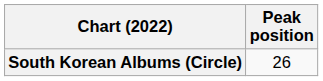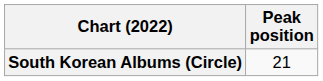(282, 62) 26 -> (282, 62) 21
